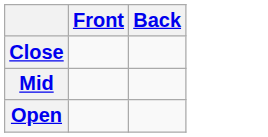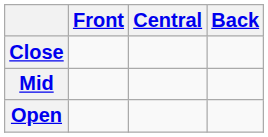+ column: (168, 20)
